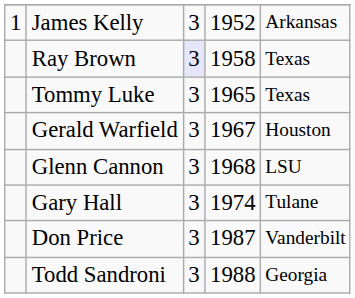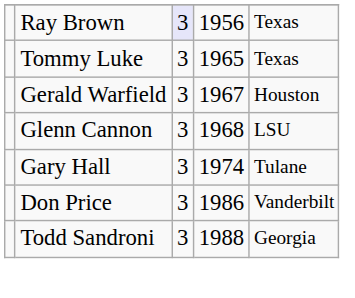- row: (88, 22)
(233, 58) 1958 -> (221, 22) 1956
(233, 238) 1987 -> (221, 202) 1986
